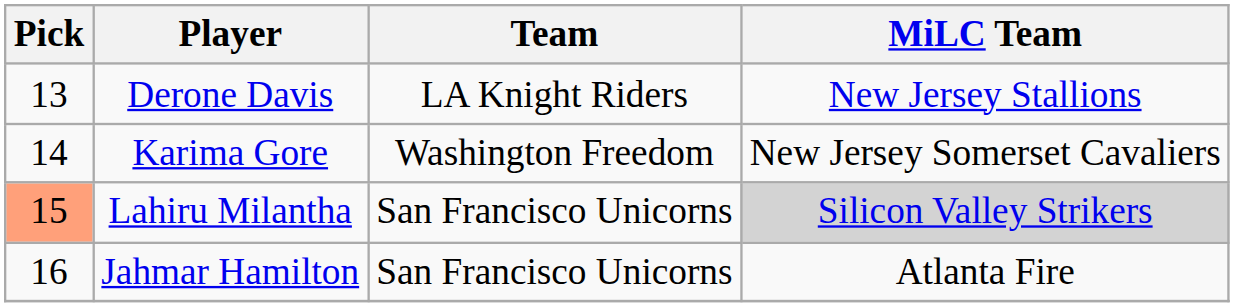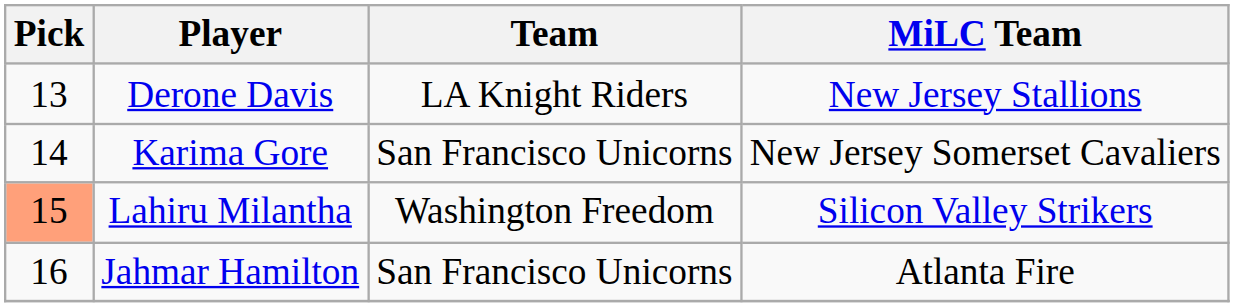(554, 152) Washington Freedom -> (554, 152) San Francisco Unicorns
(554, 211) San Francisco Unicorns -> (554, 211) Washington Freedom
(985, 211) lightgrey background -> (985, 211) no background
